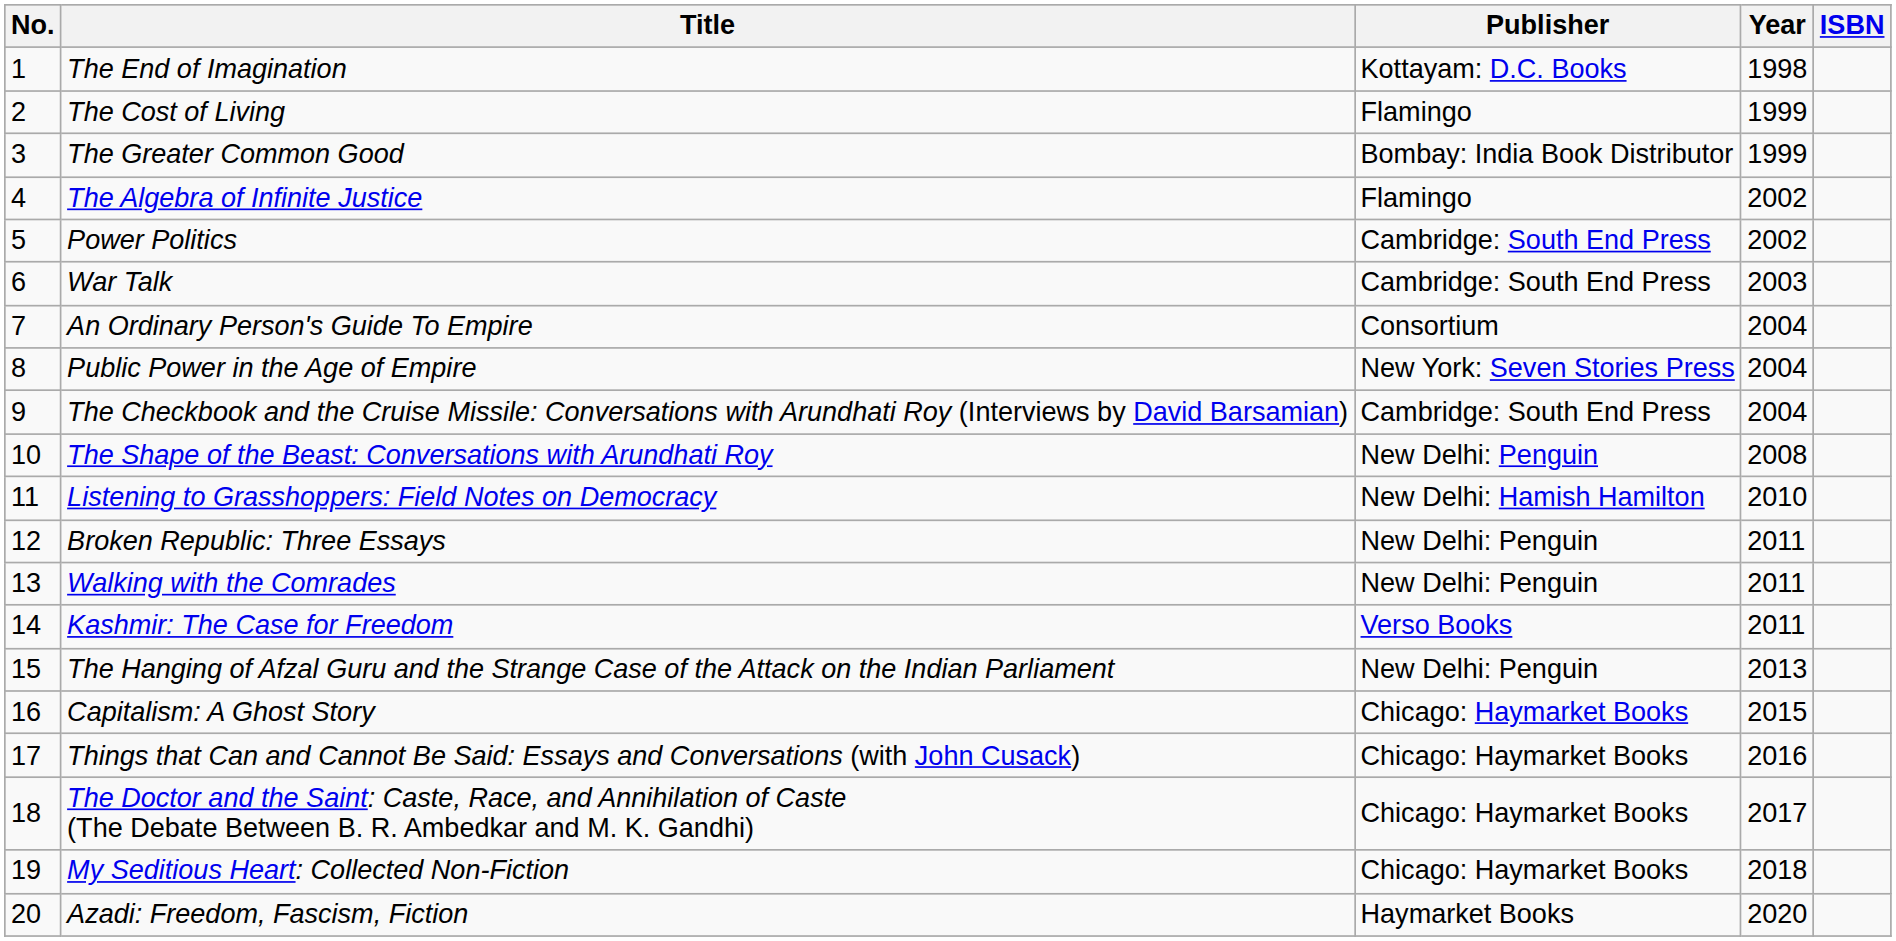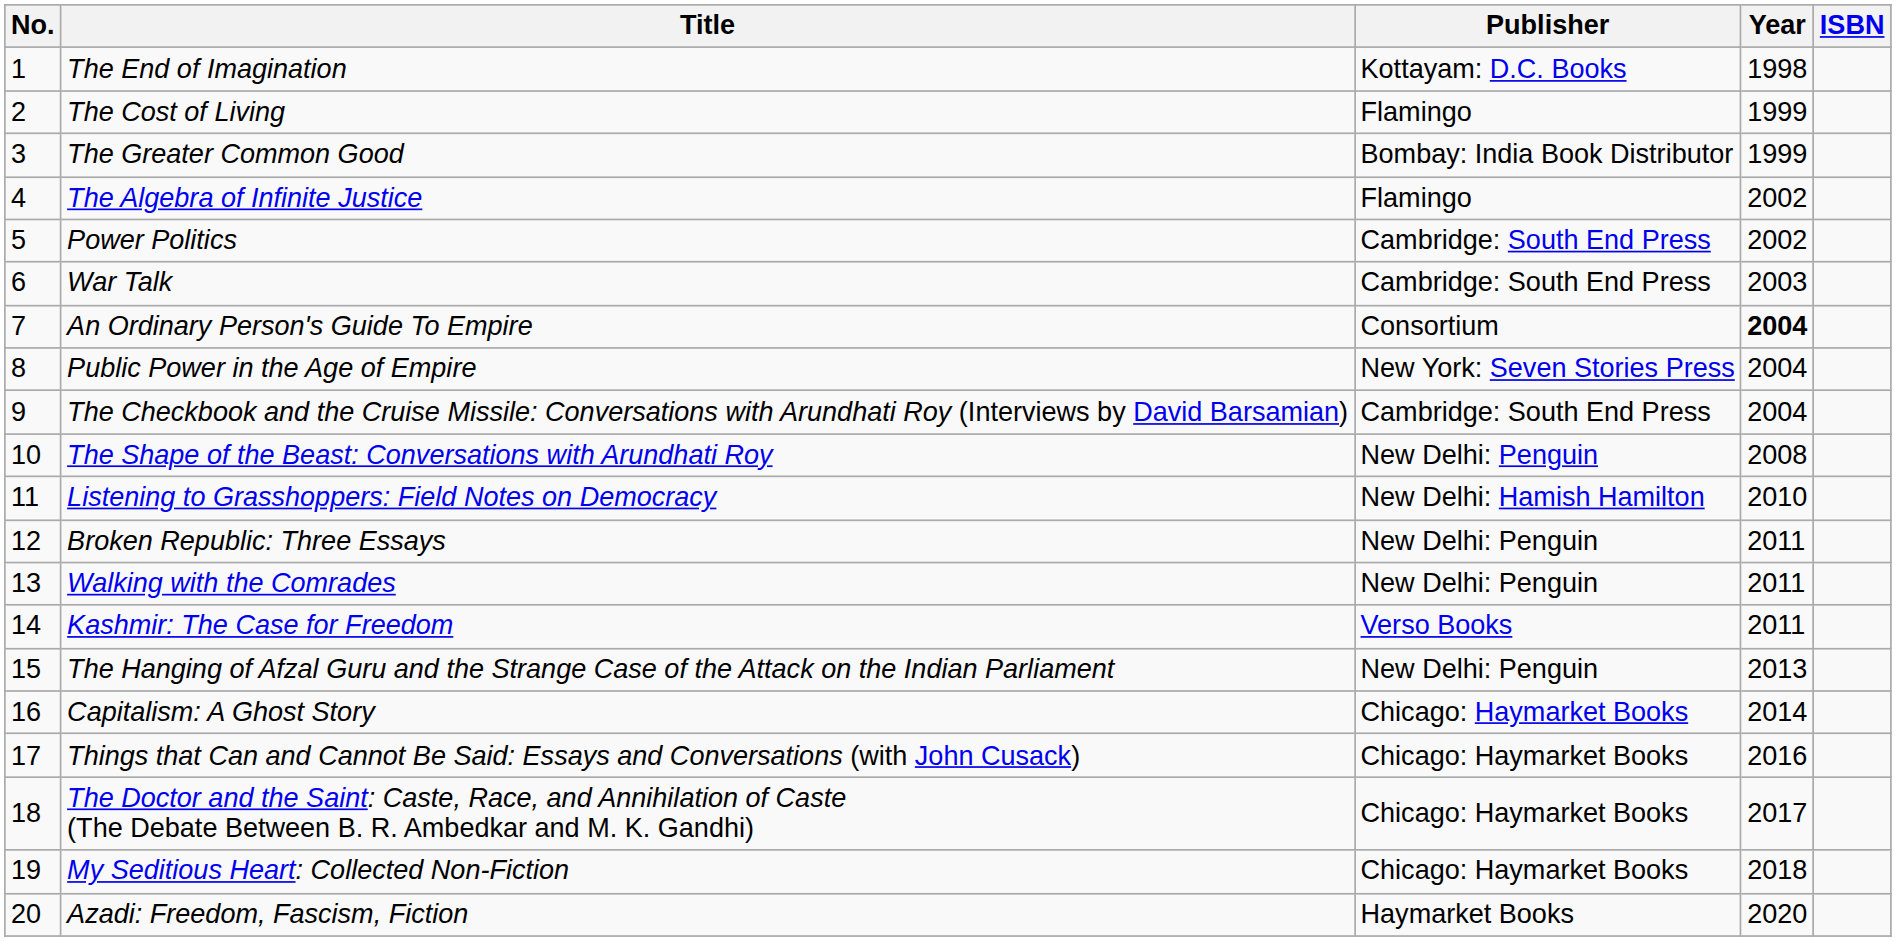(1777, 326) normal -> (1777, 326) bold
(1777, 712) 2015 -> (1777, 712) 2014
